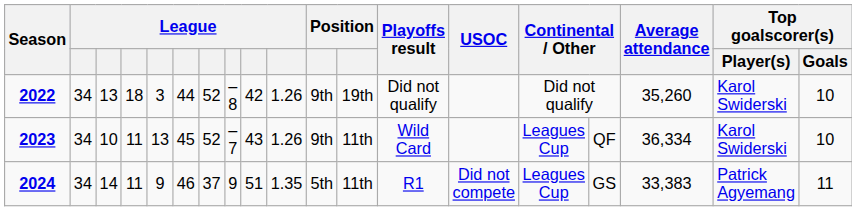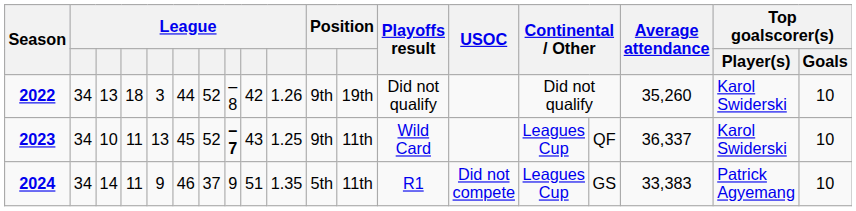(233, 140) normal -> (233, 140) bold
(286, 140) 1.26 -> (286, 140) 1.25
(667, 140) 36,334 -> (667, 140) 36,337
(825, 184) 11 -> (825, 184) 10
